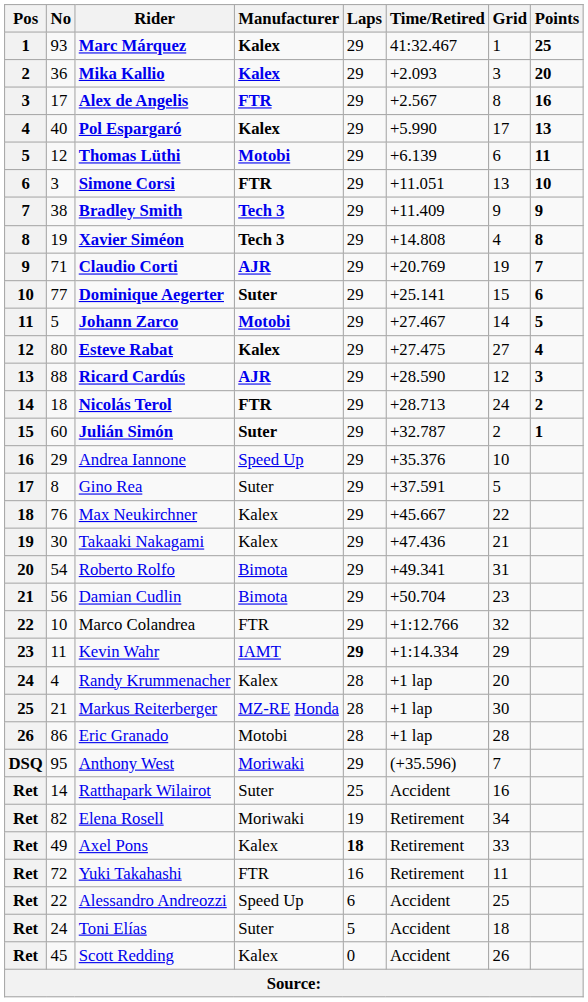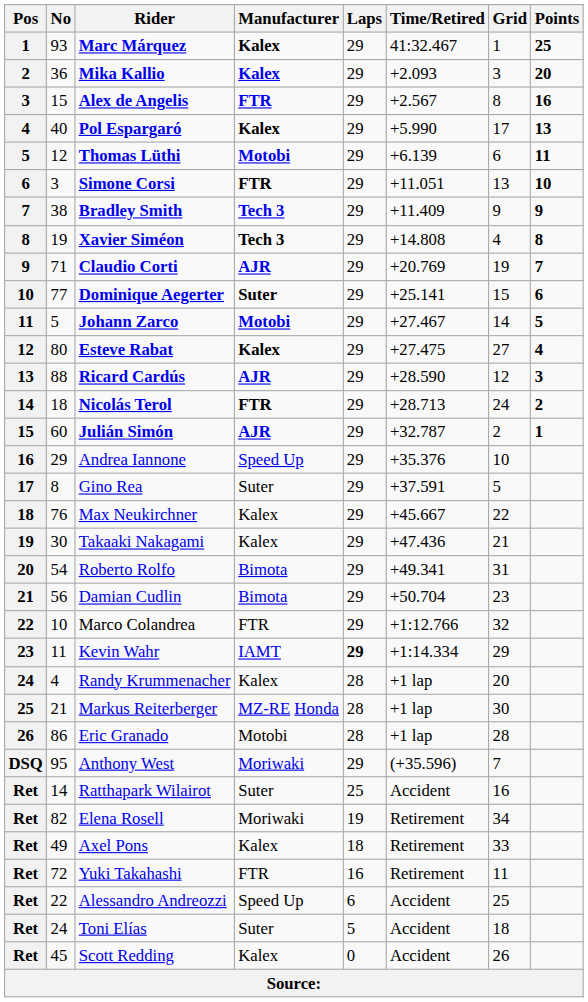(59, 101) 17 -> (59, 101) 15
(258, 432) Suter -> (254, 432) AJR
(355, 845) bold -> (355, 845) normal
